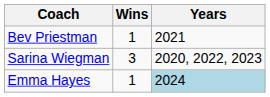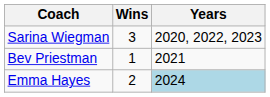rows swapped: (58, 59) <-> (52, 37)
(132, 80) 1 -> (132, 80) 2
